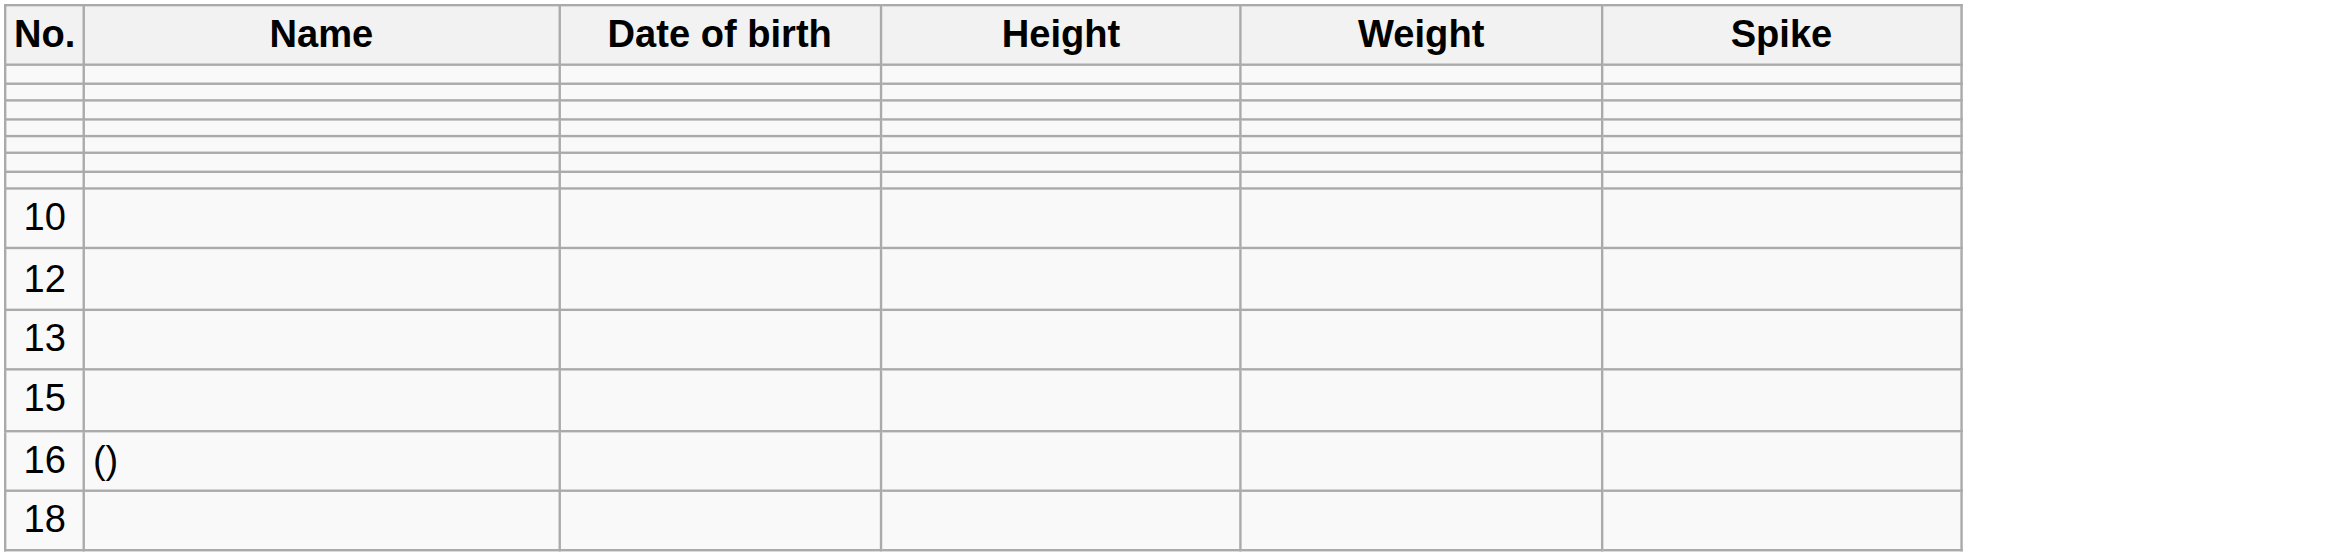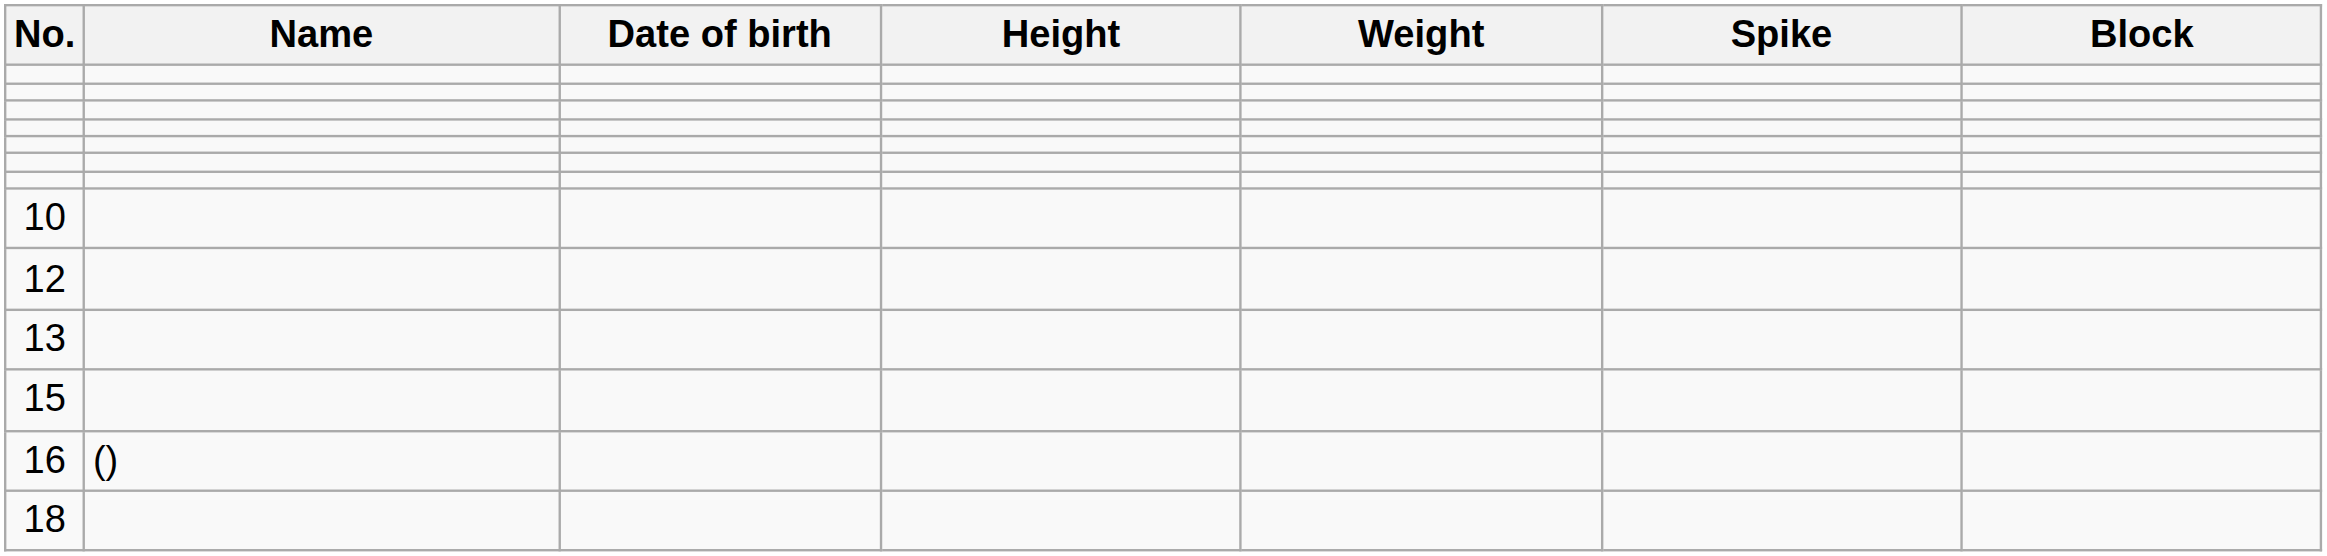+ column: (2142, 34)
